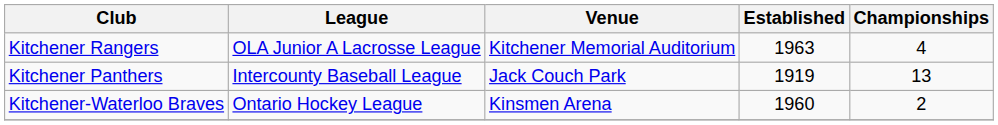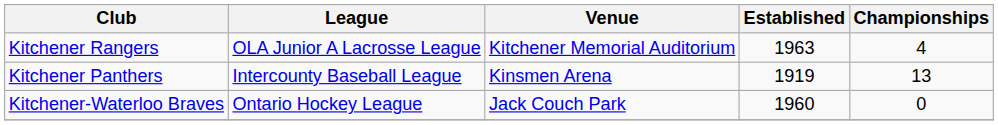(557, 76) Jack Couch Park -> (550, 76) Kinsmen Arena
(550, 104) Kinsmen Arena -> (557, 104) Jack Couch Park
(921, 104) 2 -> (921, 104) 0
